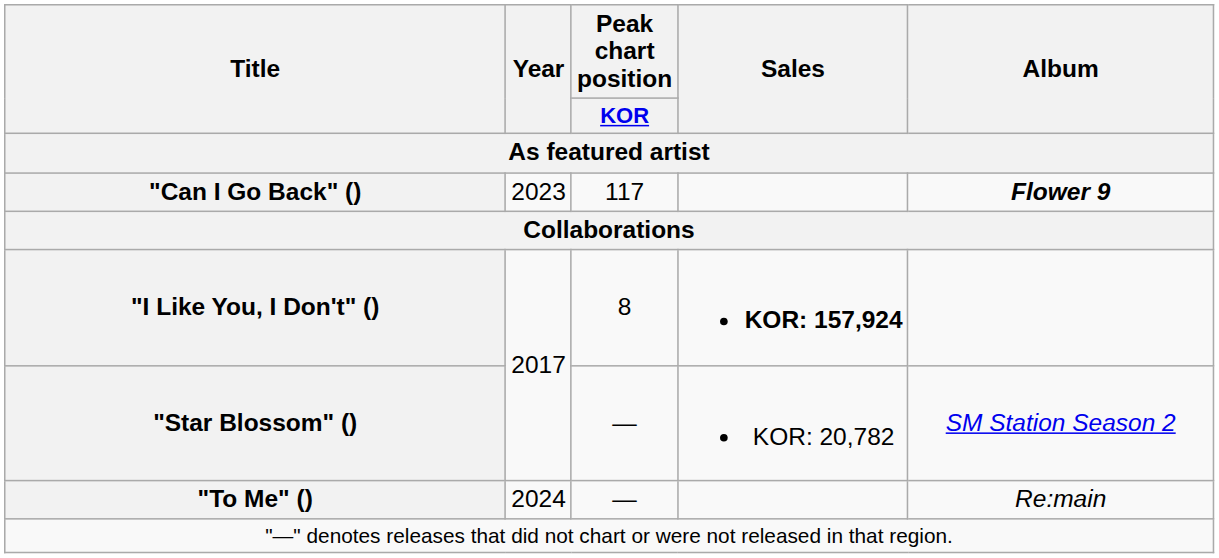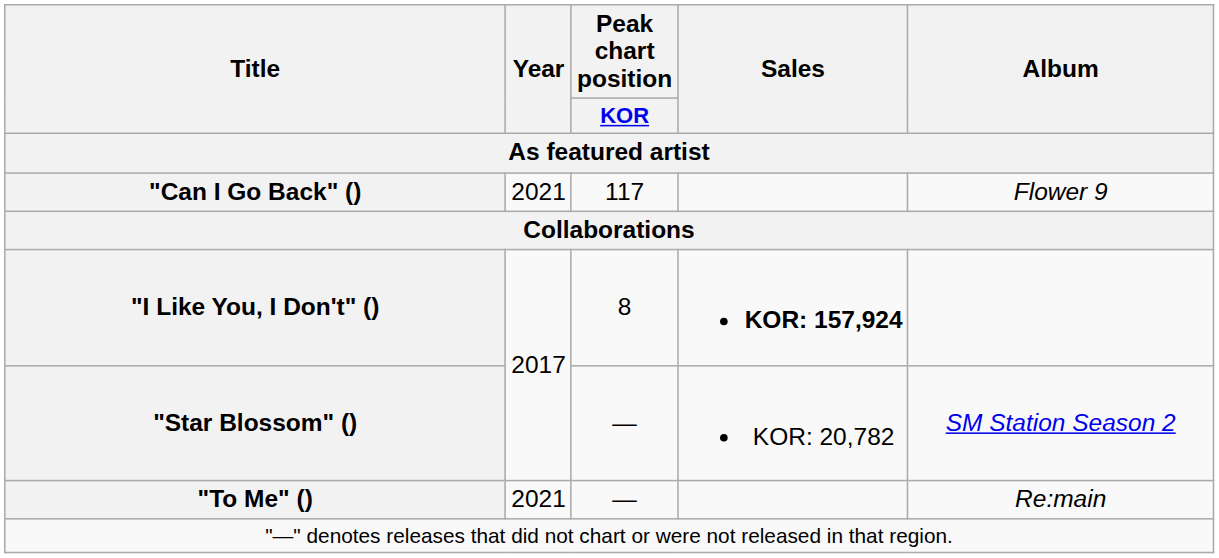(539, 191) 2023 -> (539, 191) 2021
(1061, 191) bold -> (1061, 191) normal
(539, 499) 2024 -> (539, 499) 2021
